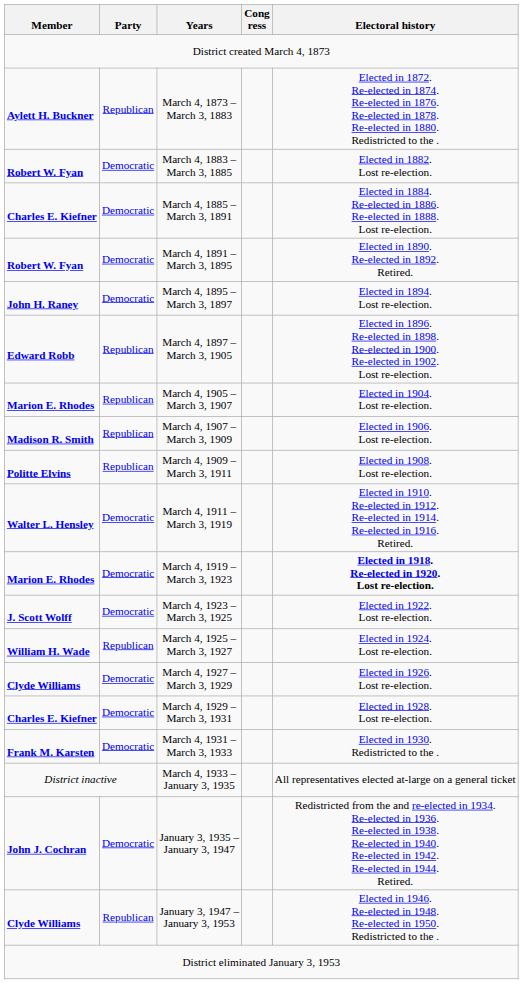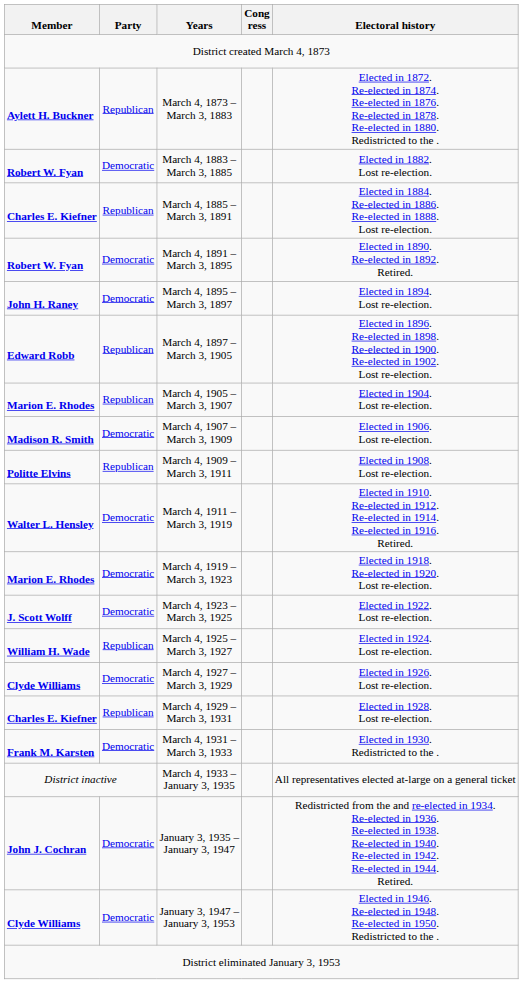(128, 210) Democratic -> (128, 210) Republican
(128, 433) Republican -> (128, 433) Democratic
(395, 573) bold -> (395, 573) normal
(128, 712) Democratic -> (128, 712) Republican
(128, 917) Republican -> (128, 917) Democratic
